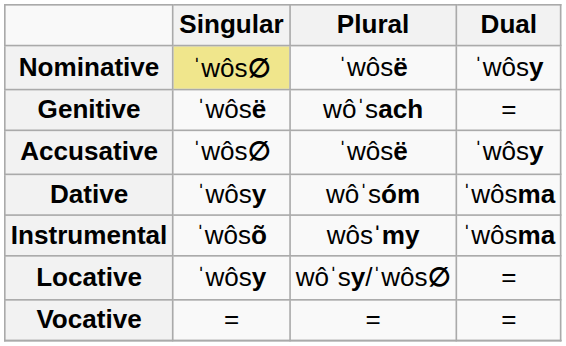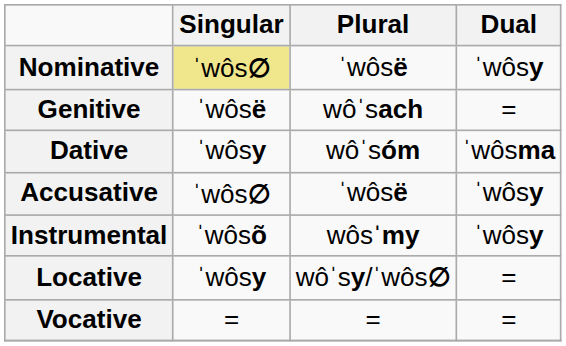rows swapped: (89, 193) <-> (89, 151)
(509, 235) ˈwôsma -> (509, 235) ˈwôsy
